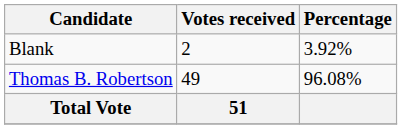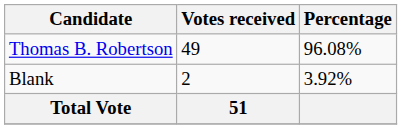rows swapped: (91, 78) <-> (31, 49)
